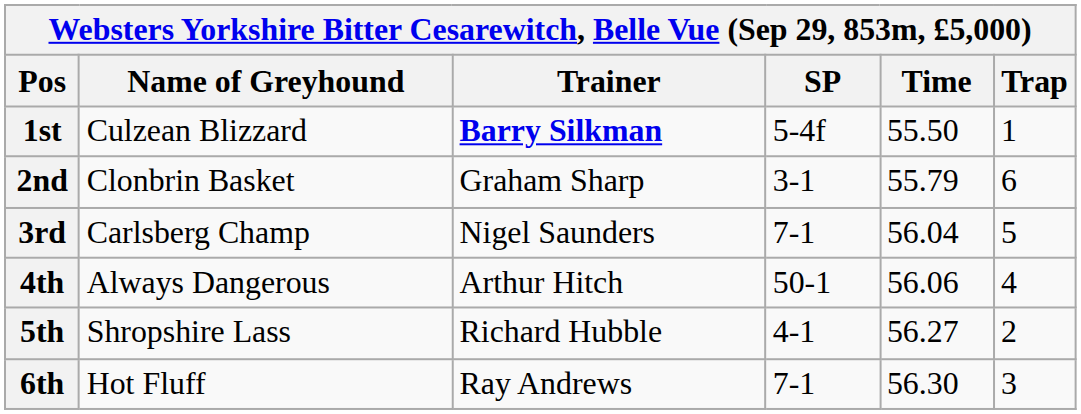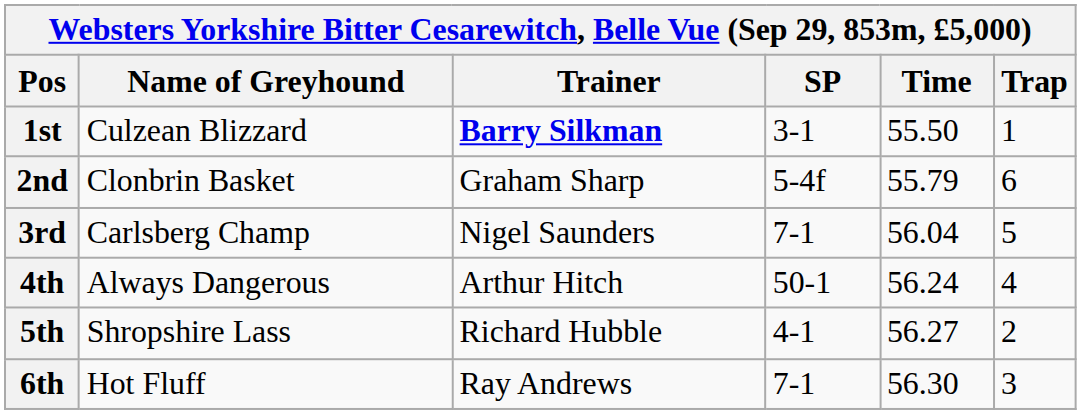(799, 130) 5-4f -> (794, 130) 3-1
(794, 181) 3-1 -> (799, 181) 5-4f
(923, 282) 56.06 -> (923, 282) 56.24
